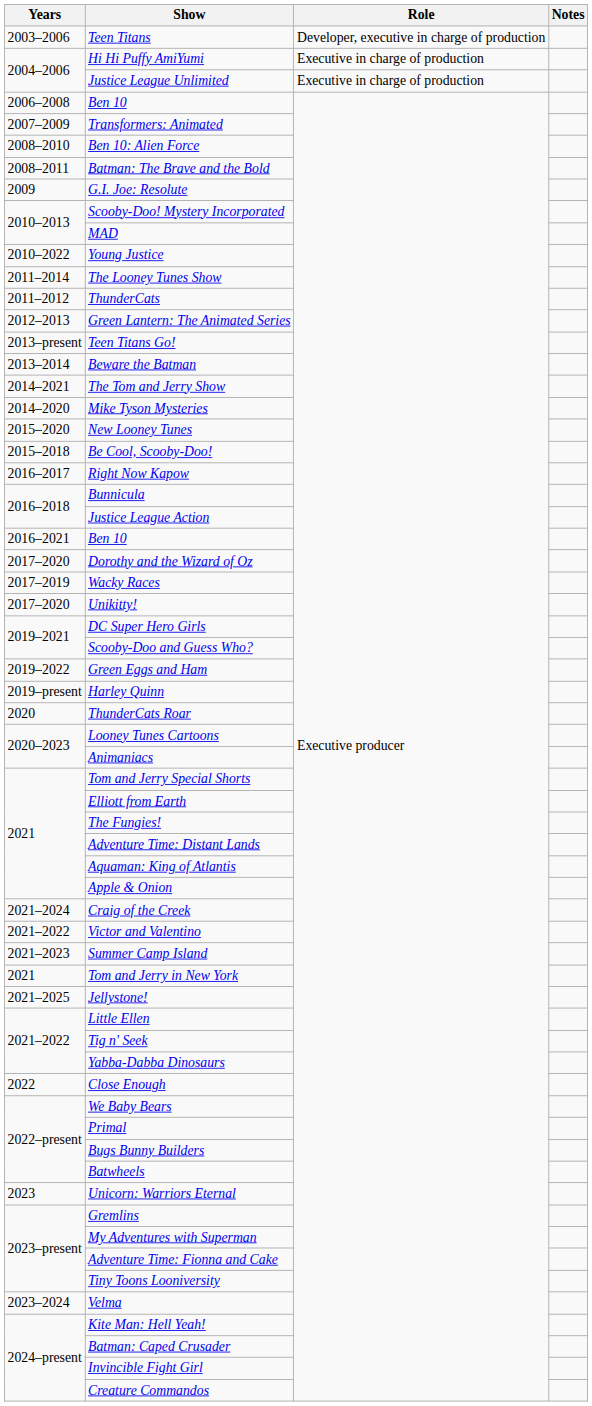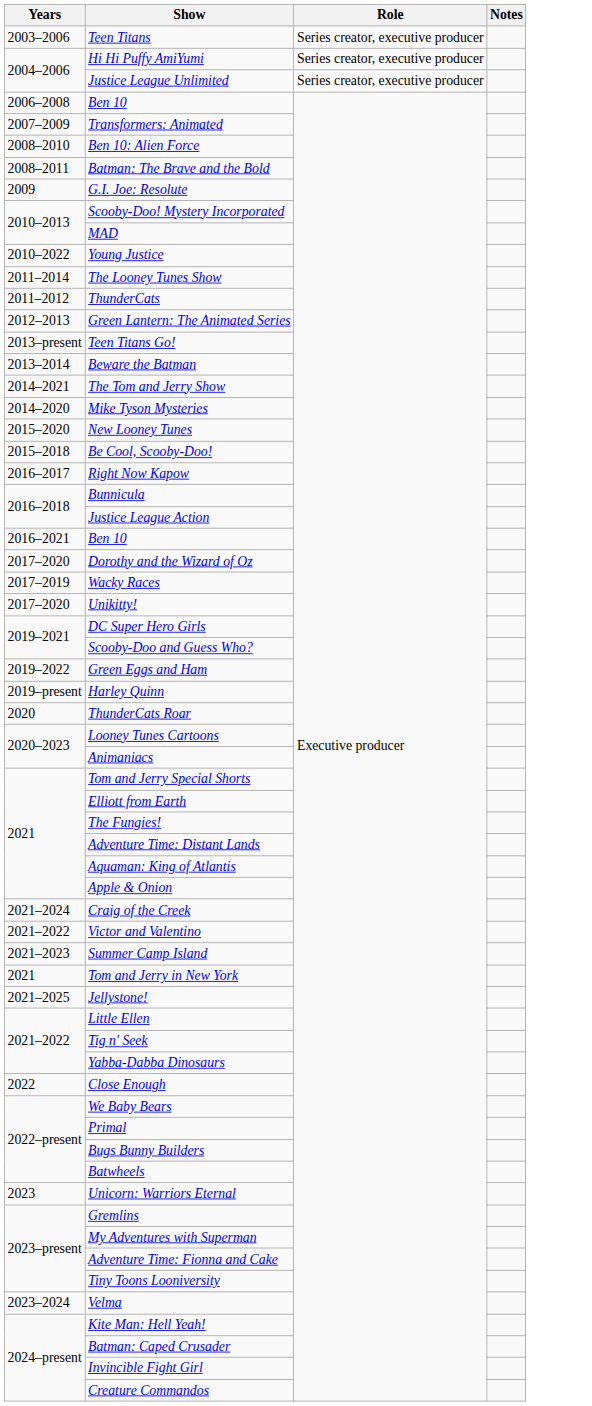(421, 37) Developer, executive in charge of production -> (390, 37) Series creator, executive producer
(390, 59) Executive in charge of production -> (390, 59) Series creator, executive producer
(390, 80) Executive in charge of production -> (390, 80) Series creator, executive producer
